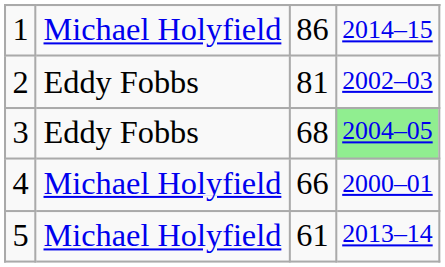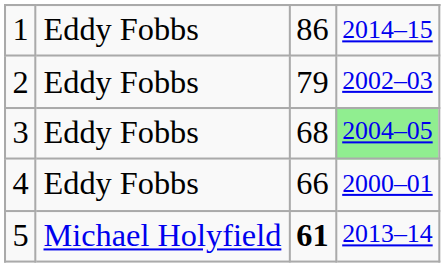(162, 30) Michael Holyfield -> (121, 30) Eddy Fobbs
(312, 81) 81 -> (312, 81) 79
(162, 183) Michael Holyfield -> (121, 183) Eddy Fobbs
(312, 235) normal -> (312, 235) bold
